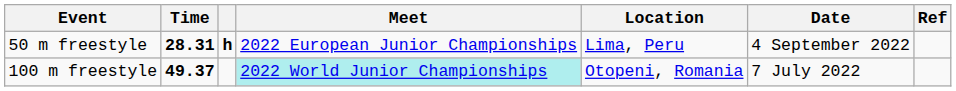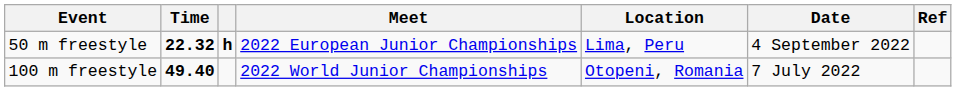(190, 45) 28.31 -> (190, 45) 22.32
(190, 72) 49.37 -> (190, 72) 49.40
(394, 72) paleturquoise background -> (394, 72) no background
